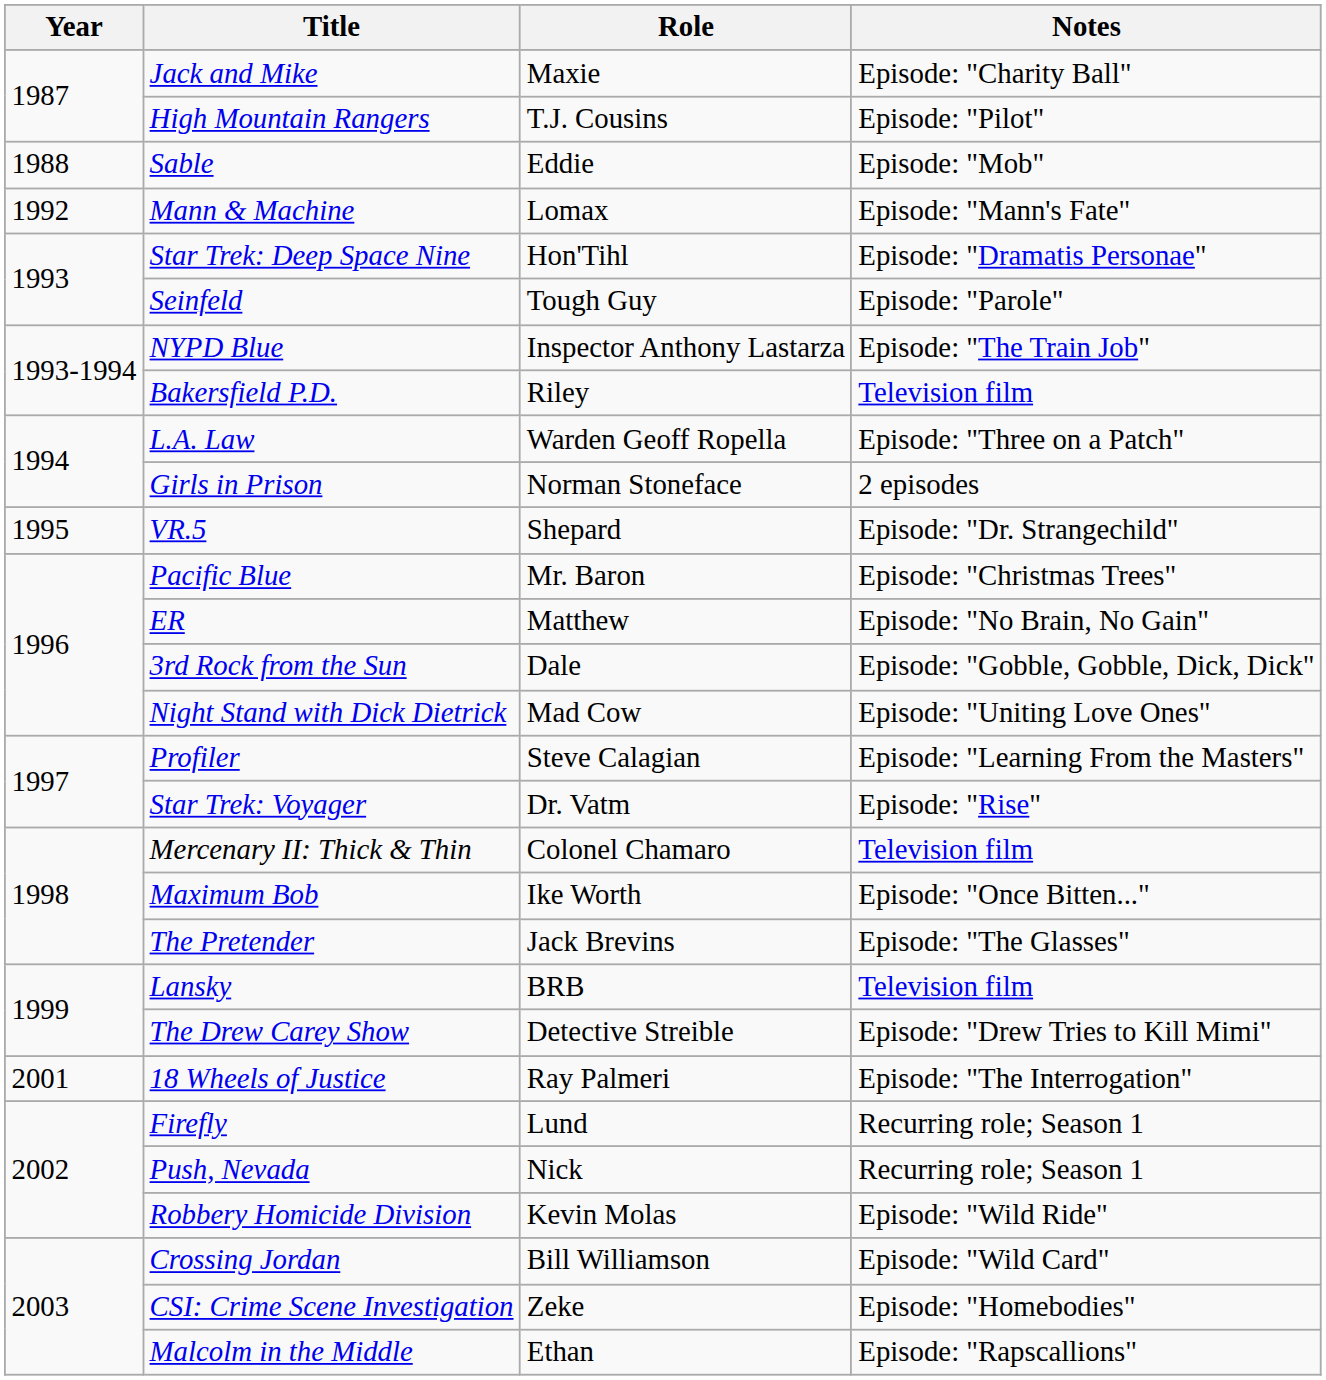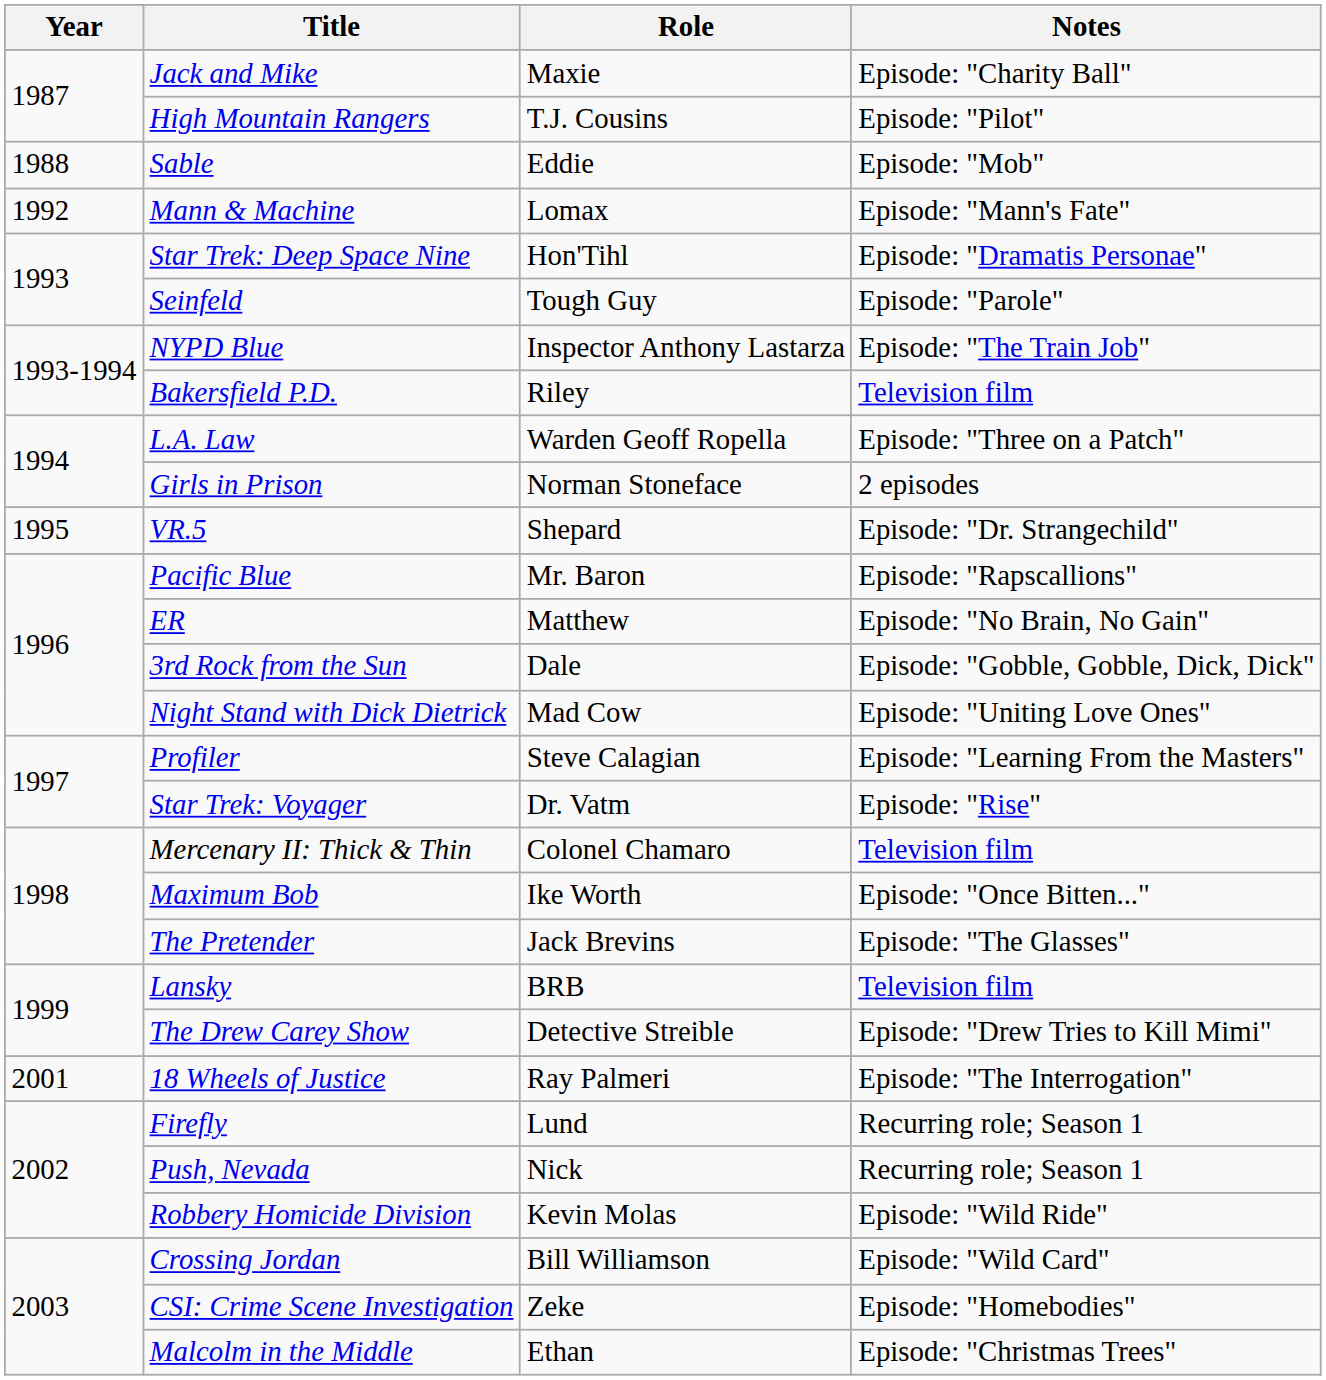(1017, 575) Episode: "Christmas Trees" -> (998, 575) Episode: "Rapscallions"
(998, 1351) Episode: "Rapscallions" -> (1017, 1351) Episode: "Christmas Trees"
